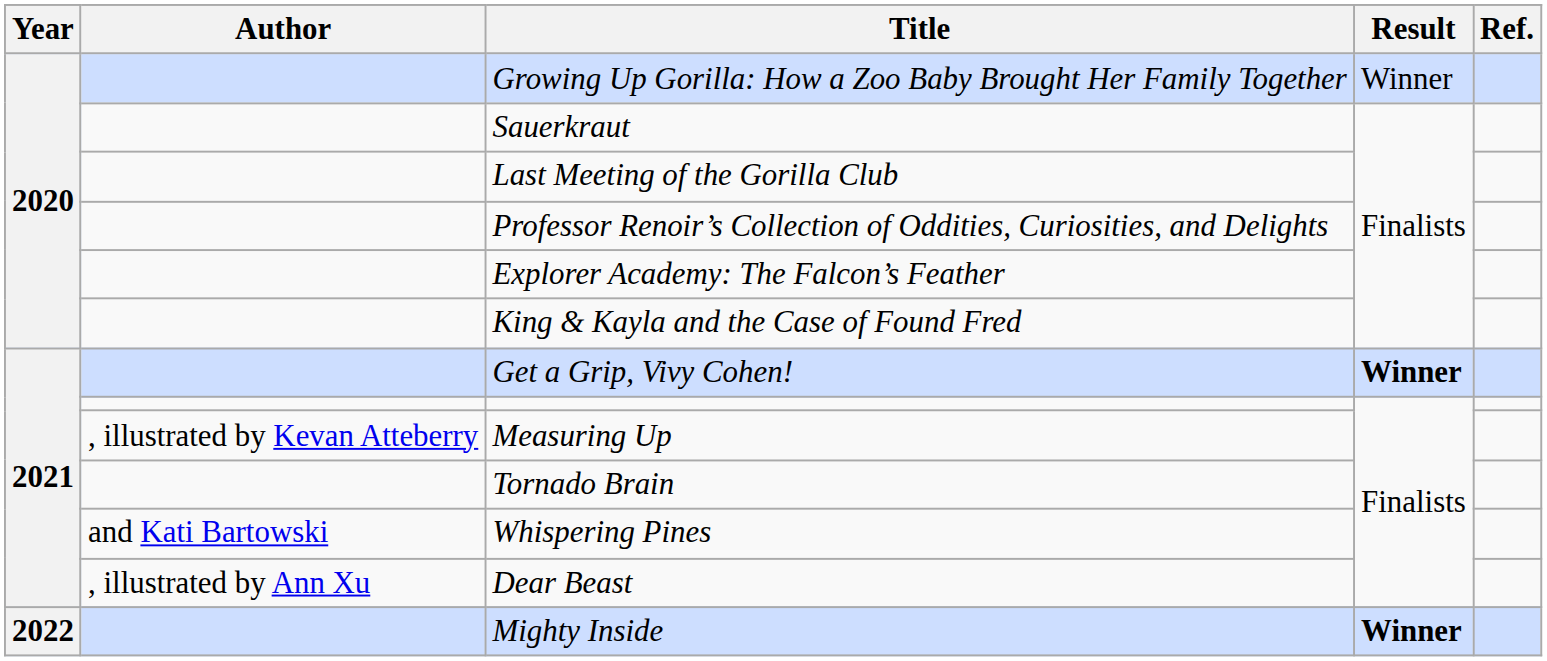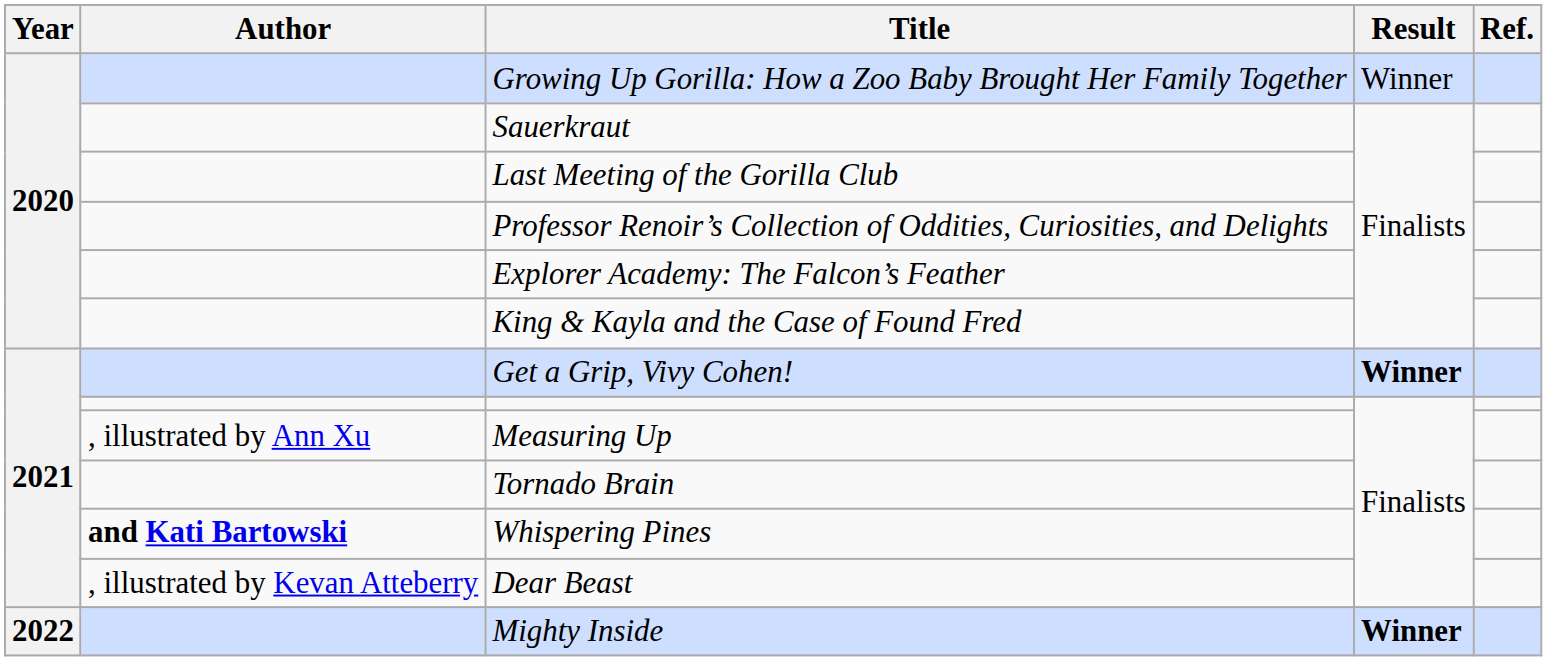(283, 435) , illustrated by Kevan Atteberry -> (229, 435) , illustrated by Ann Xu
(208, 532) normal -> (218, 532) bold
(229, 581) , illustrated by Ann Xu -> (283, 581) , illustrated by Kevan Atteberry
